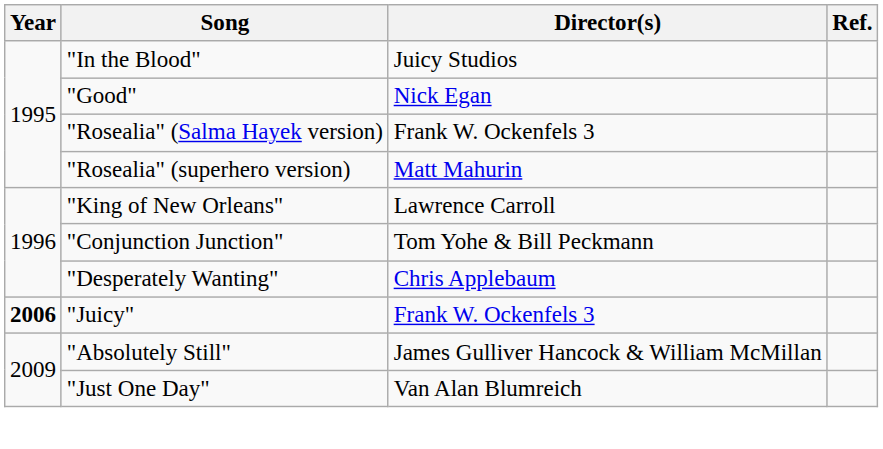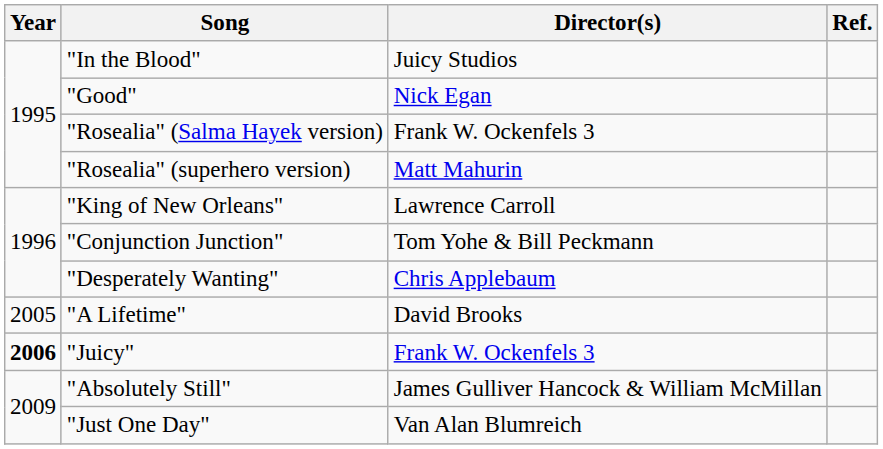+ row: (126, 315)
